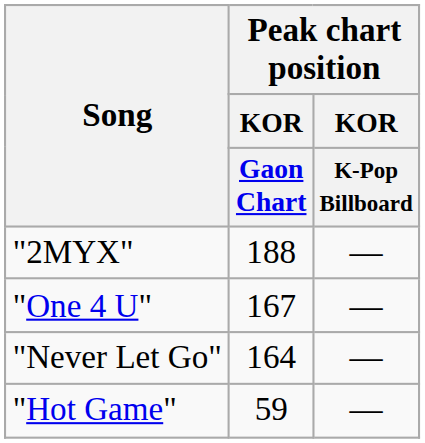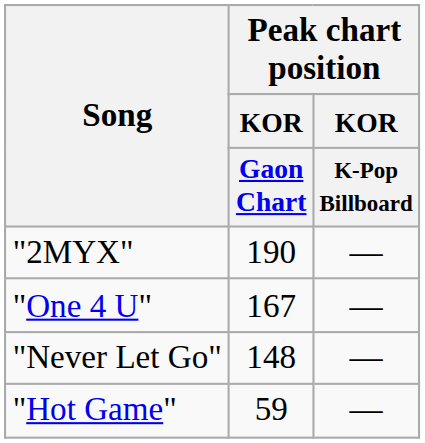(271, 252) 188 -> (271, 252) 190
(271, 357) 164 -> (271, 357) 148
